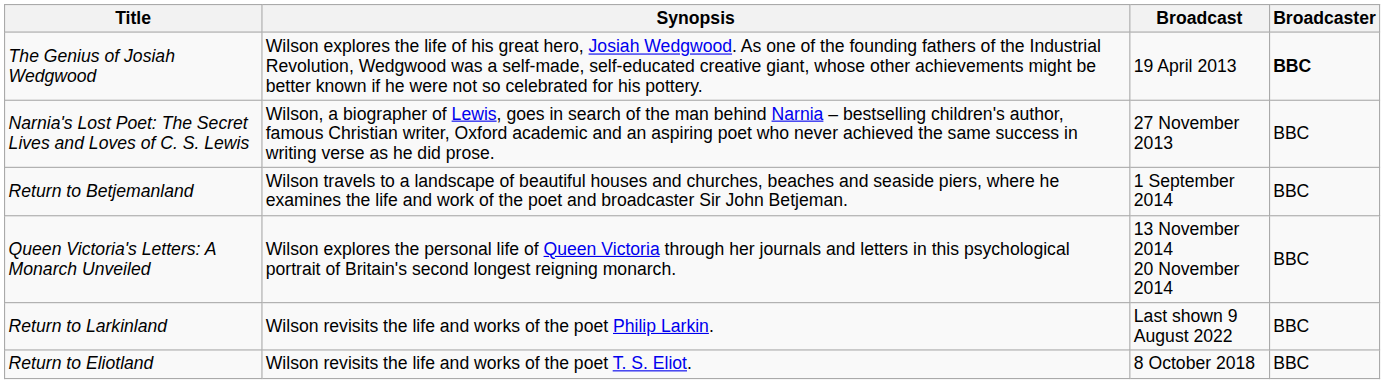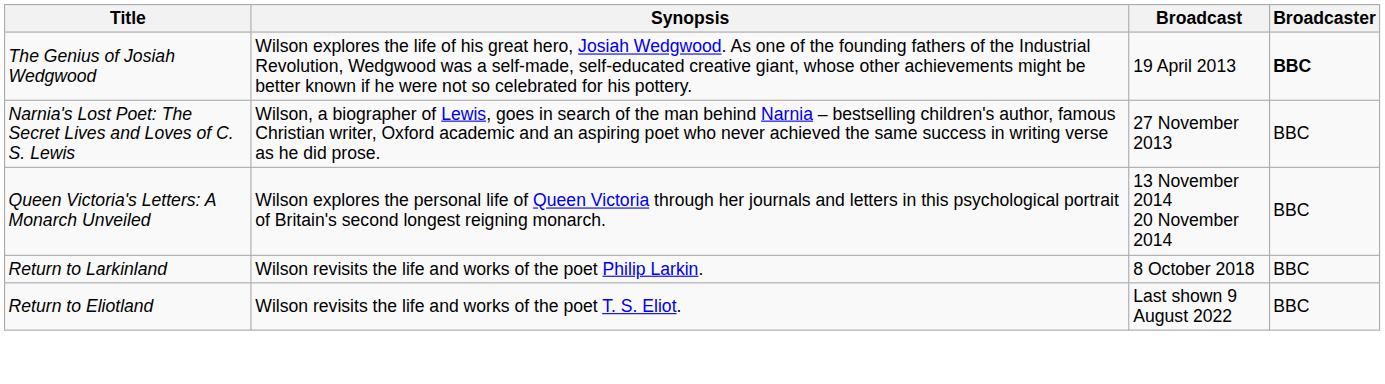- row: (101, 191)
(1186, 326) Last shown 9 August 2022 -> (1194, 268) 8 October 2018
(1194, 364) 8 October 2018 -> (1185, 306) Last shown 9 August 2022
